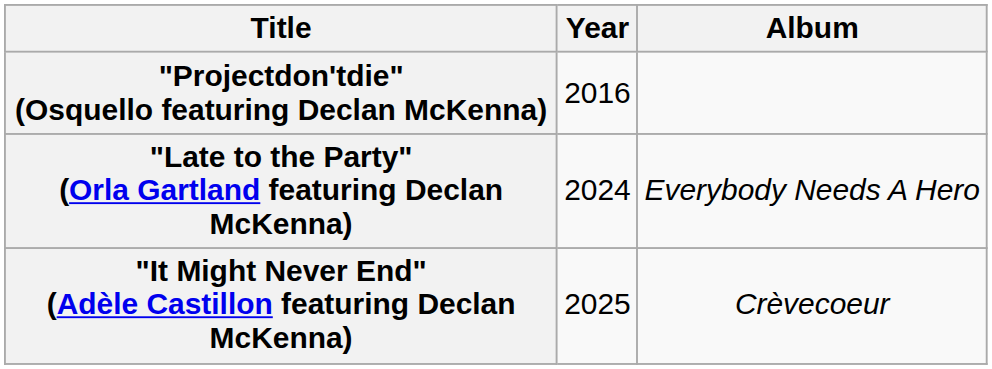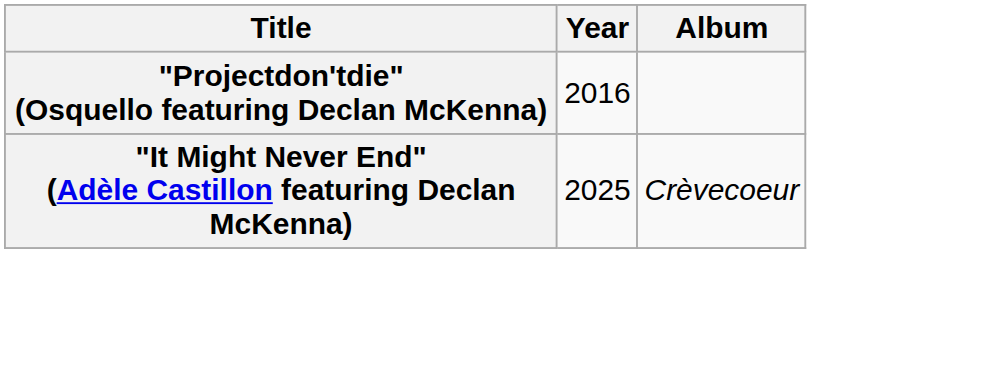- row: (281, 190)
